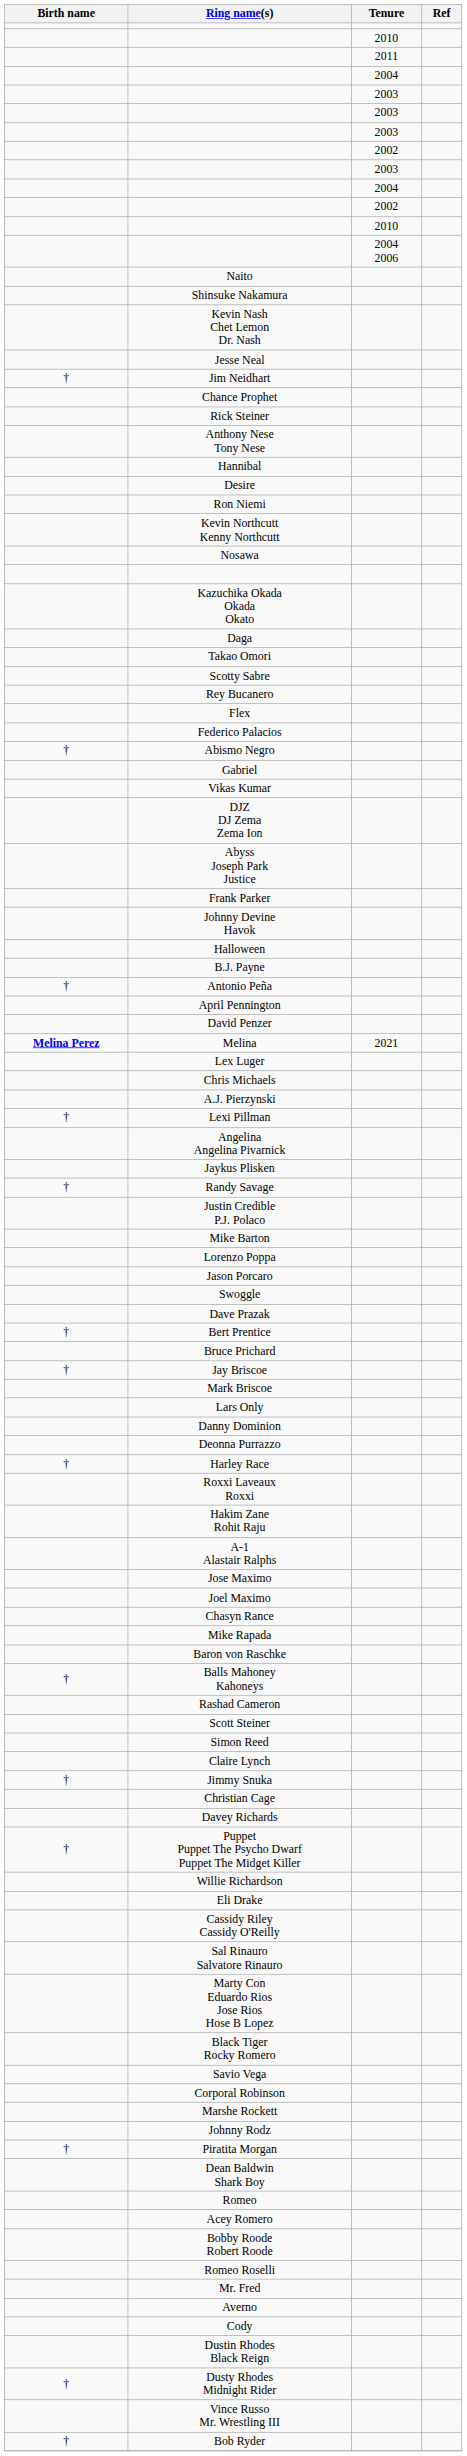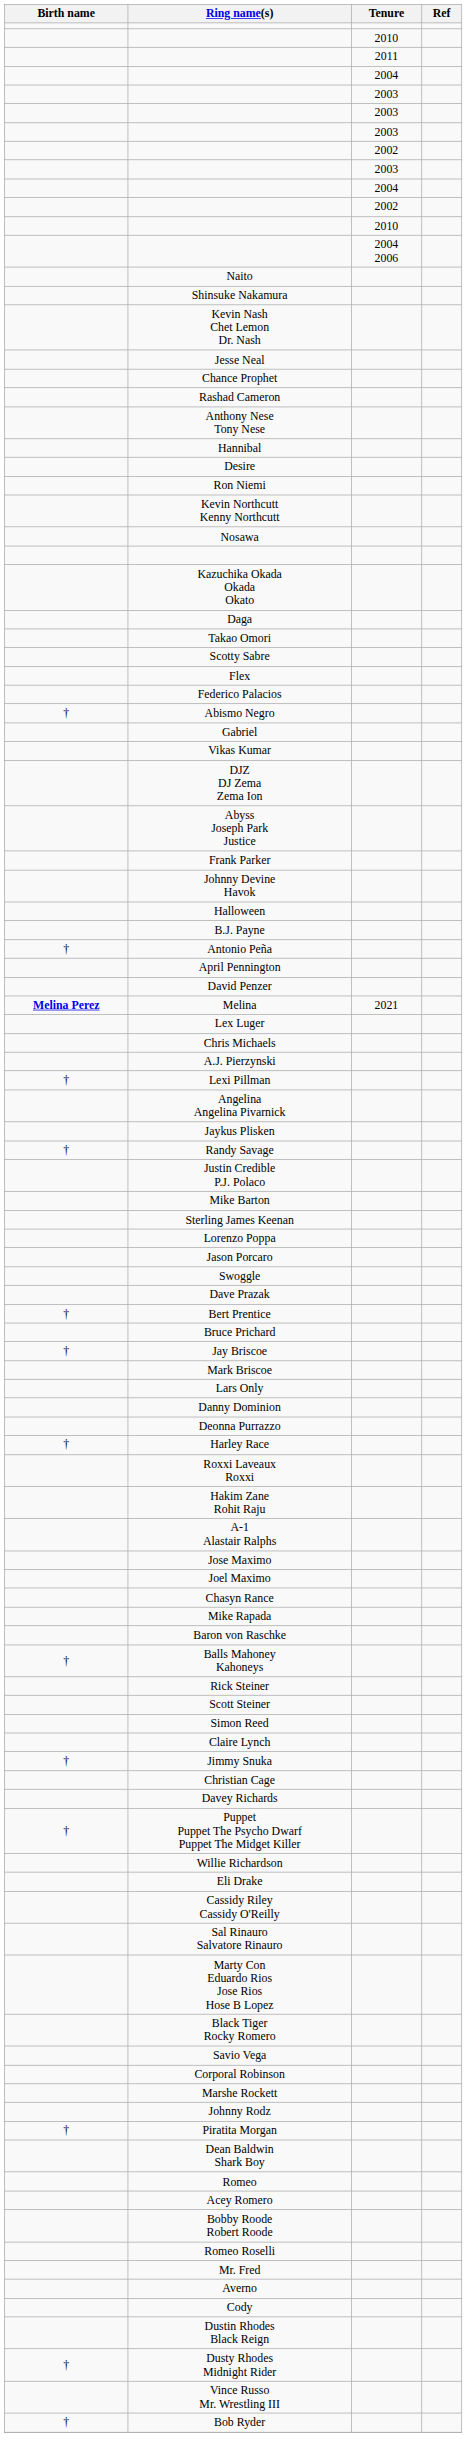- row: (240, 378)
rows swapped: (240, 1704) <-> (240, 416)
- row: (240, 694)
+ row: (240, 1219)
